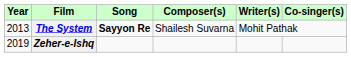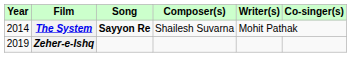(18, 28) 2013 -> (18, 28) 2014
